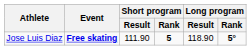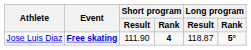(169, 39) 5 -> (169, 39) 4
(201, 39) 118.90 -> (201, 39) 118.87
